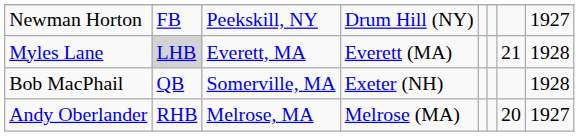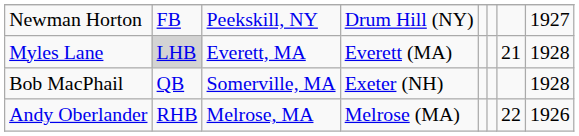(511, 114) 20 -> (511, 114) 22
(550, 114) 1927 -> (550, 114) 1926
